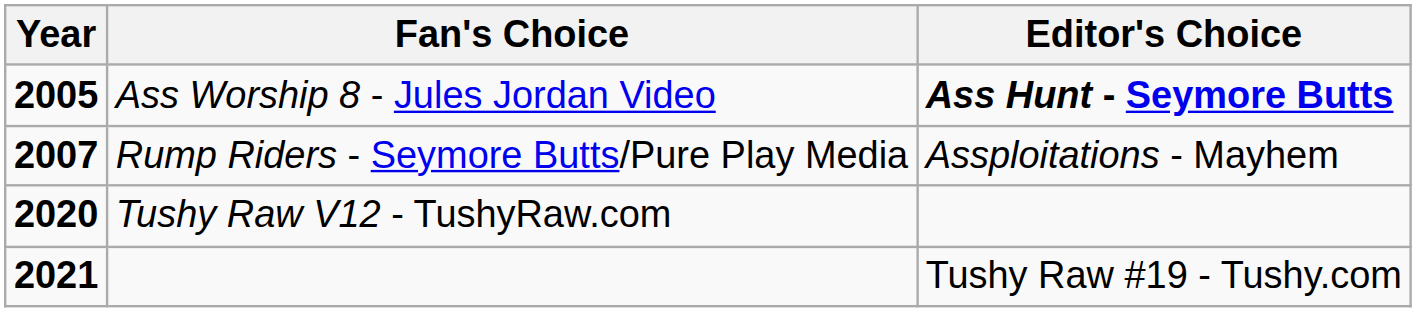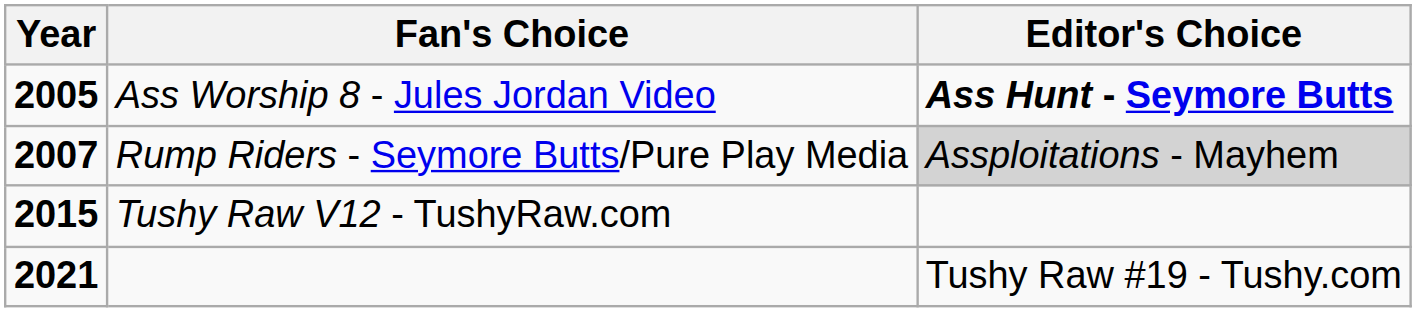(1132, 154) no background -> (1132, 154) lightgrey background
(56, 214) 2020 -> (56, 214) 2015
